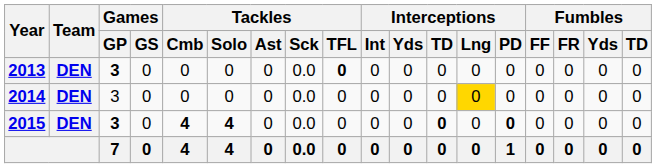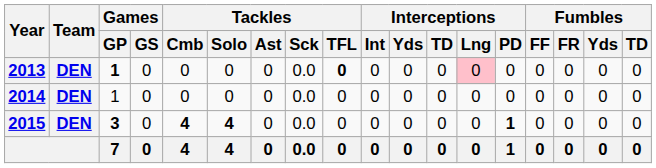(115, 70) 3 -> (115, 70) 1
(476, 70) no background -> (476, 70) pink background
(115, 96) 3 -> (115, 96) 1
(476, 96) gold background -> (476, 96) no background
(442, 123) bold -> (442, 123) normal
(510, 123) 0 -> (510, 123) 1
